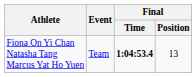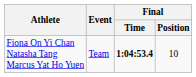(173, 54) 13 -> (173, 54) 10
